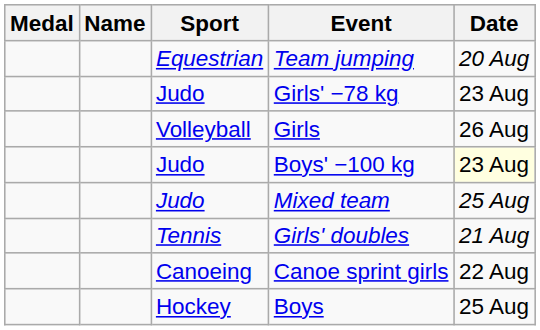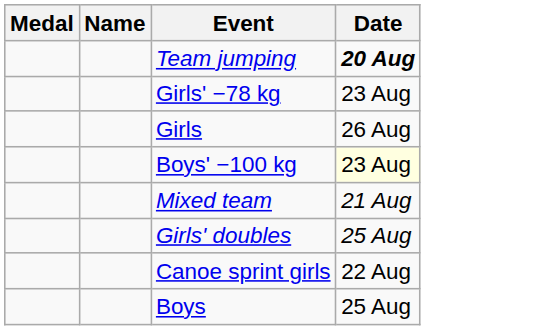- column: (210, 23)
(494, 58) normal -> (378, 58) bold
(494, 200) 25 Aug -> (376, 200) 21 Aug
(494, 236) 21 Aug -> (376, 236) 25 Aug
